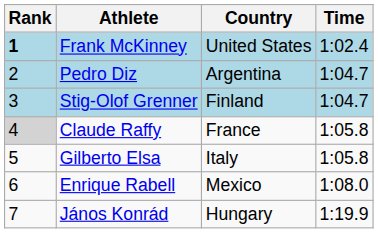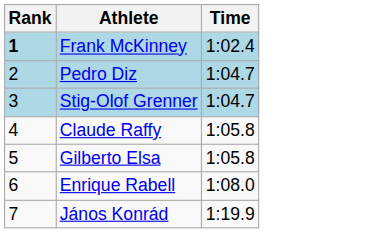- column: (259, 18)
(14, 130) lightgrey background -> (14, 130) no background
